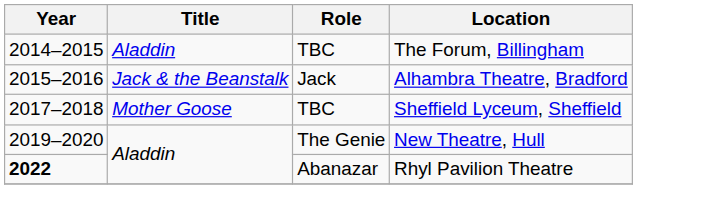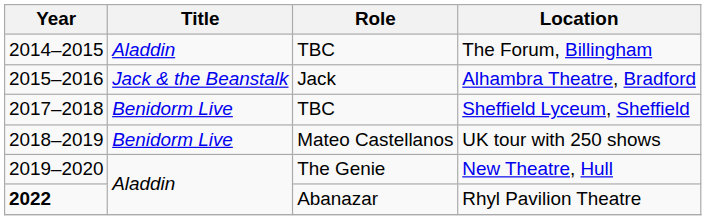(172, 109) Mother Goose -> (173, 109) Benidorm Live
+ row: (561, 139)
